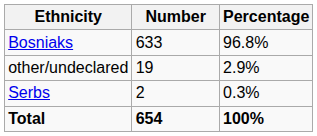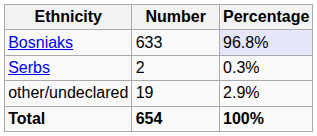(246, 42) no background -> (246, 42) lavender background
rows swapped: (29, 93) <-> (68, 67)
